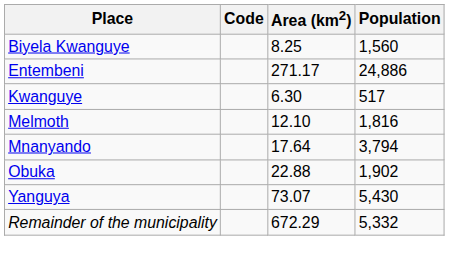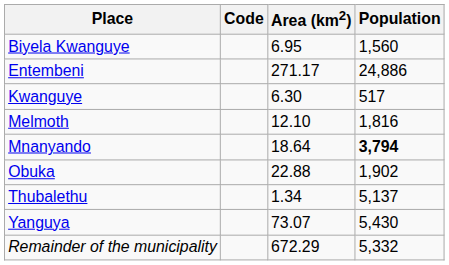(286, 46) 8.25 -> (286, 46) 6.95
(291, 146) 17.64 -> (291, 146) 18.64
(379, 146) normal -> (379, 146) bold
+ row: (48, 197)
